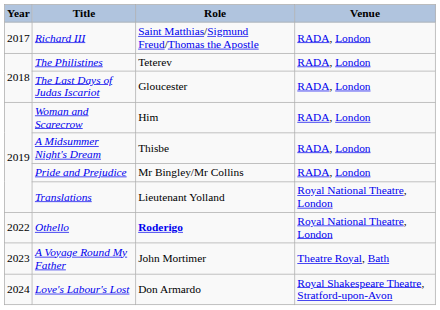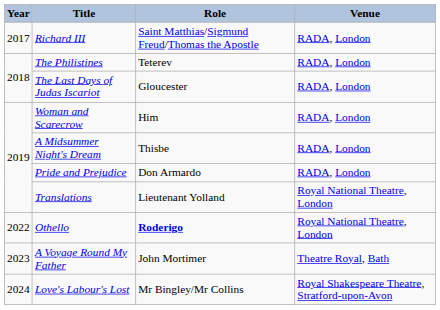(191, 172) Mr Bingley/Mr Collins -> (170, 172) Don Armardo
(170, 289) Don Armardo -> (191, 289) Mr Bingley/Mr Collins
